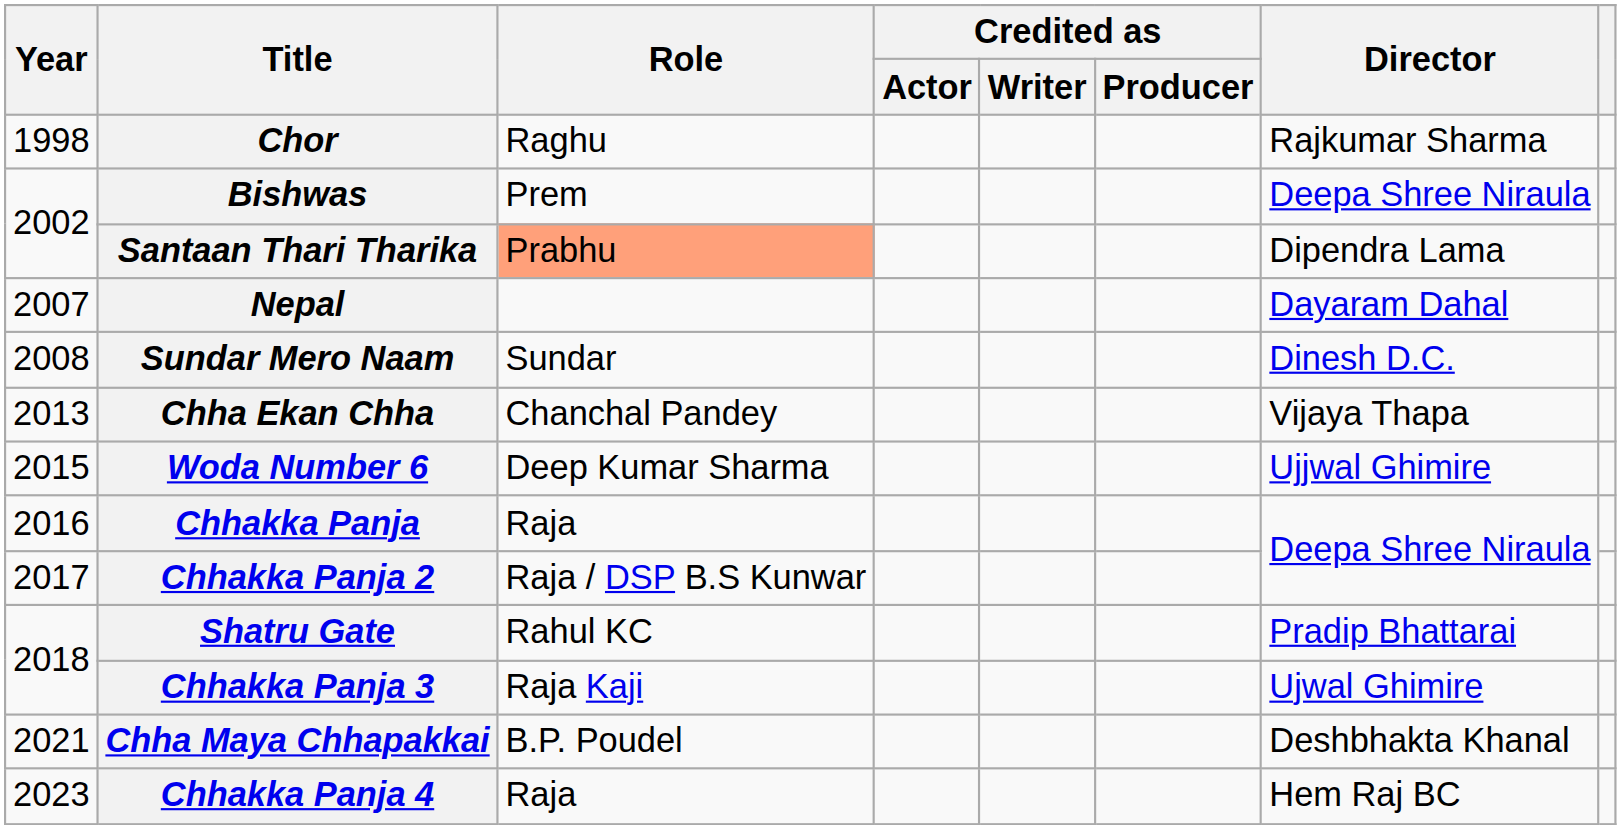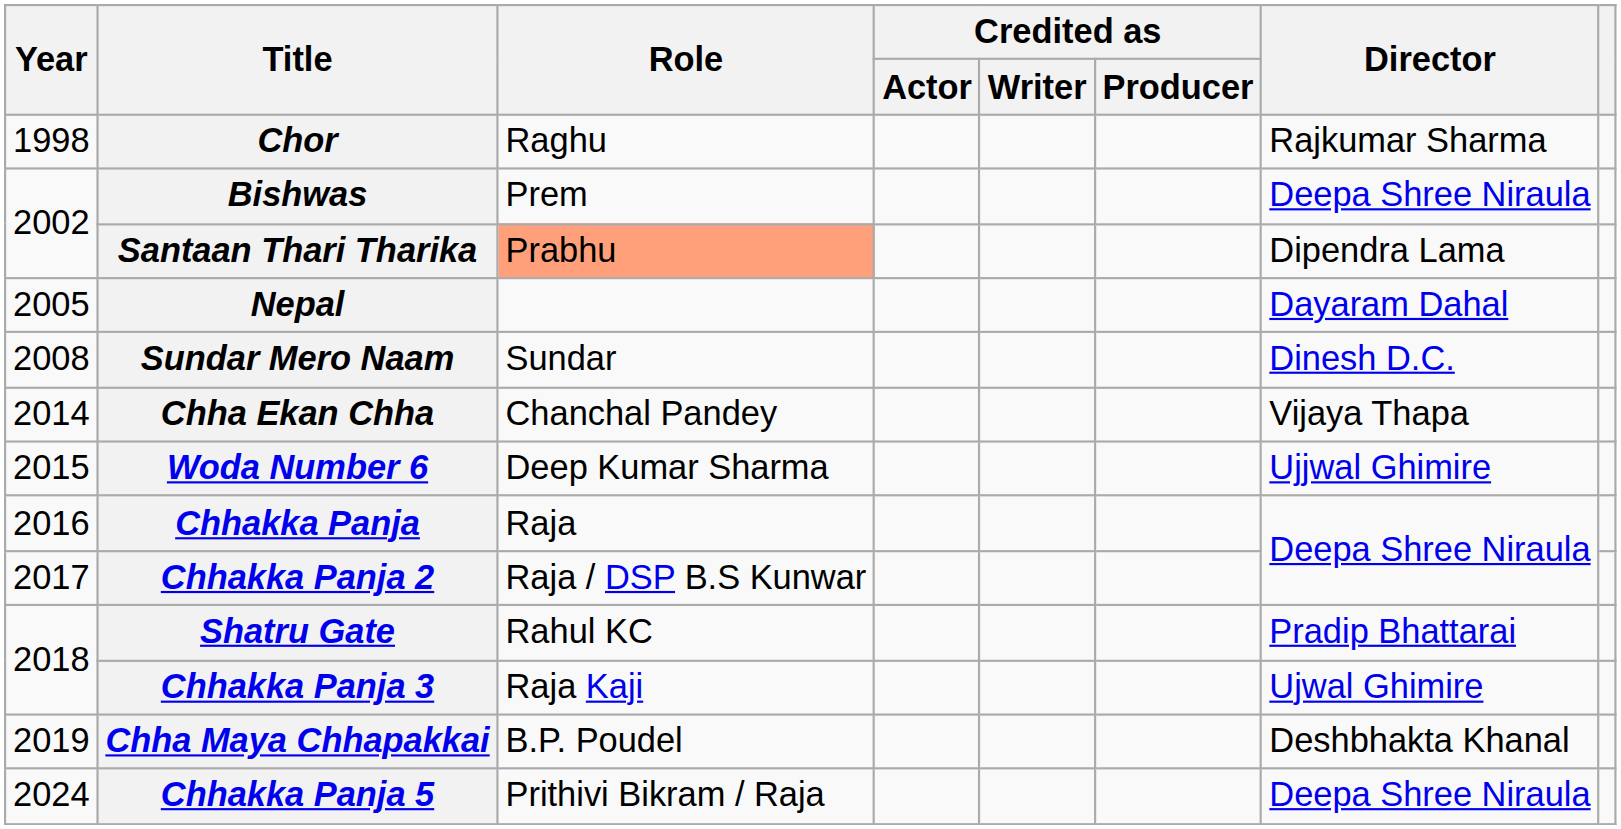(51, 304) 2007 -> (51, 304) 2005
(51, 413) 2013 -> (51, 413) 2014
(51, 741) 2021 -> (51, 741) 2019
- row: (298, 795)
+ row: (298, 795)
